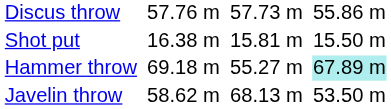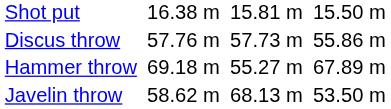rows swapped: (42, 40) <-> (62, 12)
(349, 67) paleturquoise background -> (349, 67) no background
